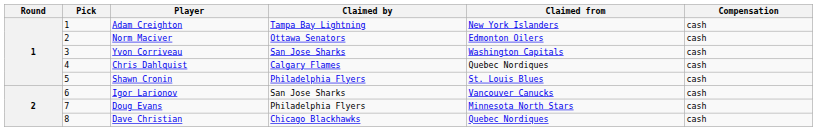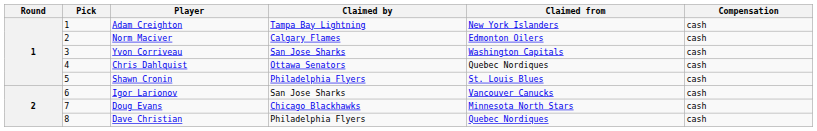(308, 38) Ottawa Senators -> (305, 38) Calgary Flames
(305, 65) Calgary Flames -> (308, 65) Ottawa Senators
(318, 106) Philadelphia Flyers -> (315, 106) Chicago Blackhawks
(315, 120) Chicago Blackhawks -> (318, 120) Philadelphia Flyers
